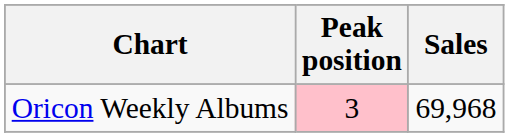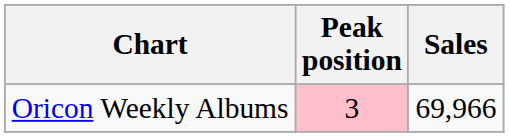(456, 107) 69,968 -> (456, 107) 69,966
